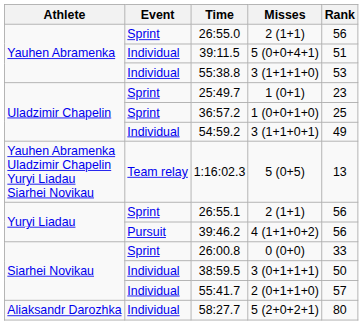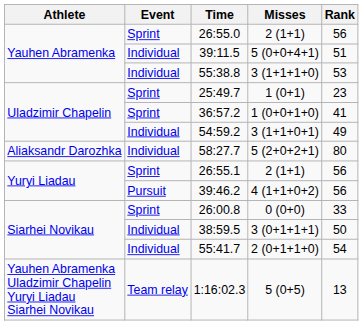(340, 112) 25 -> (340, 112) 41
rows swapped: (219, 310) <-> (219, 172)
(340, 291) 57 -> (340, 249) 54
